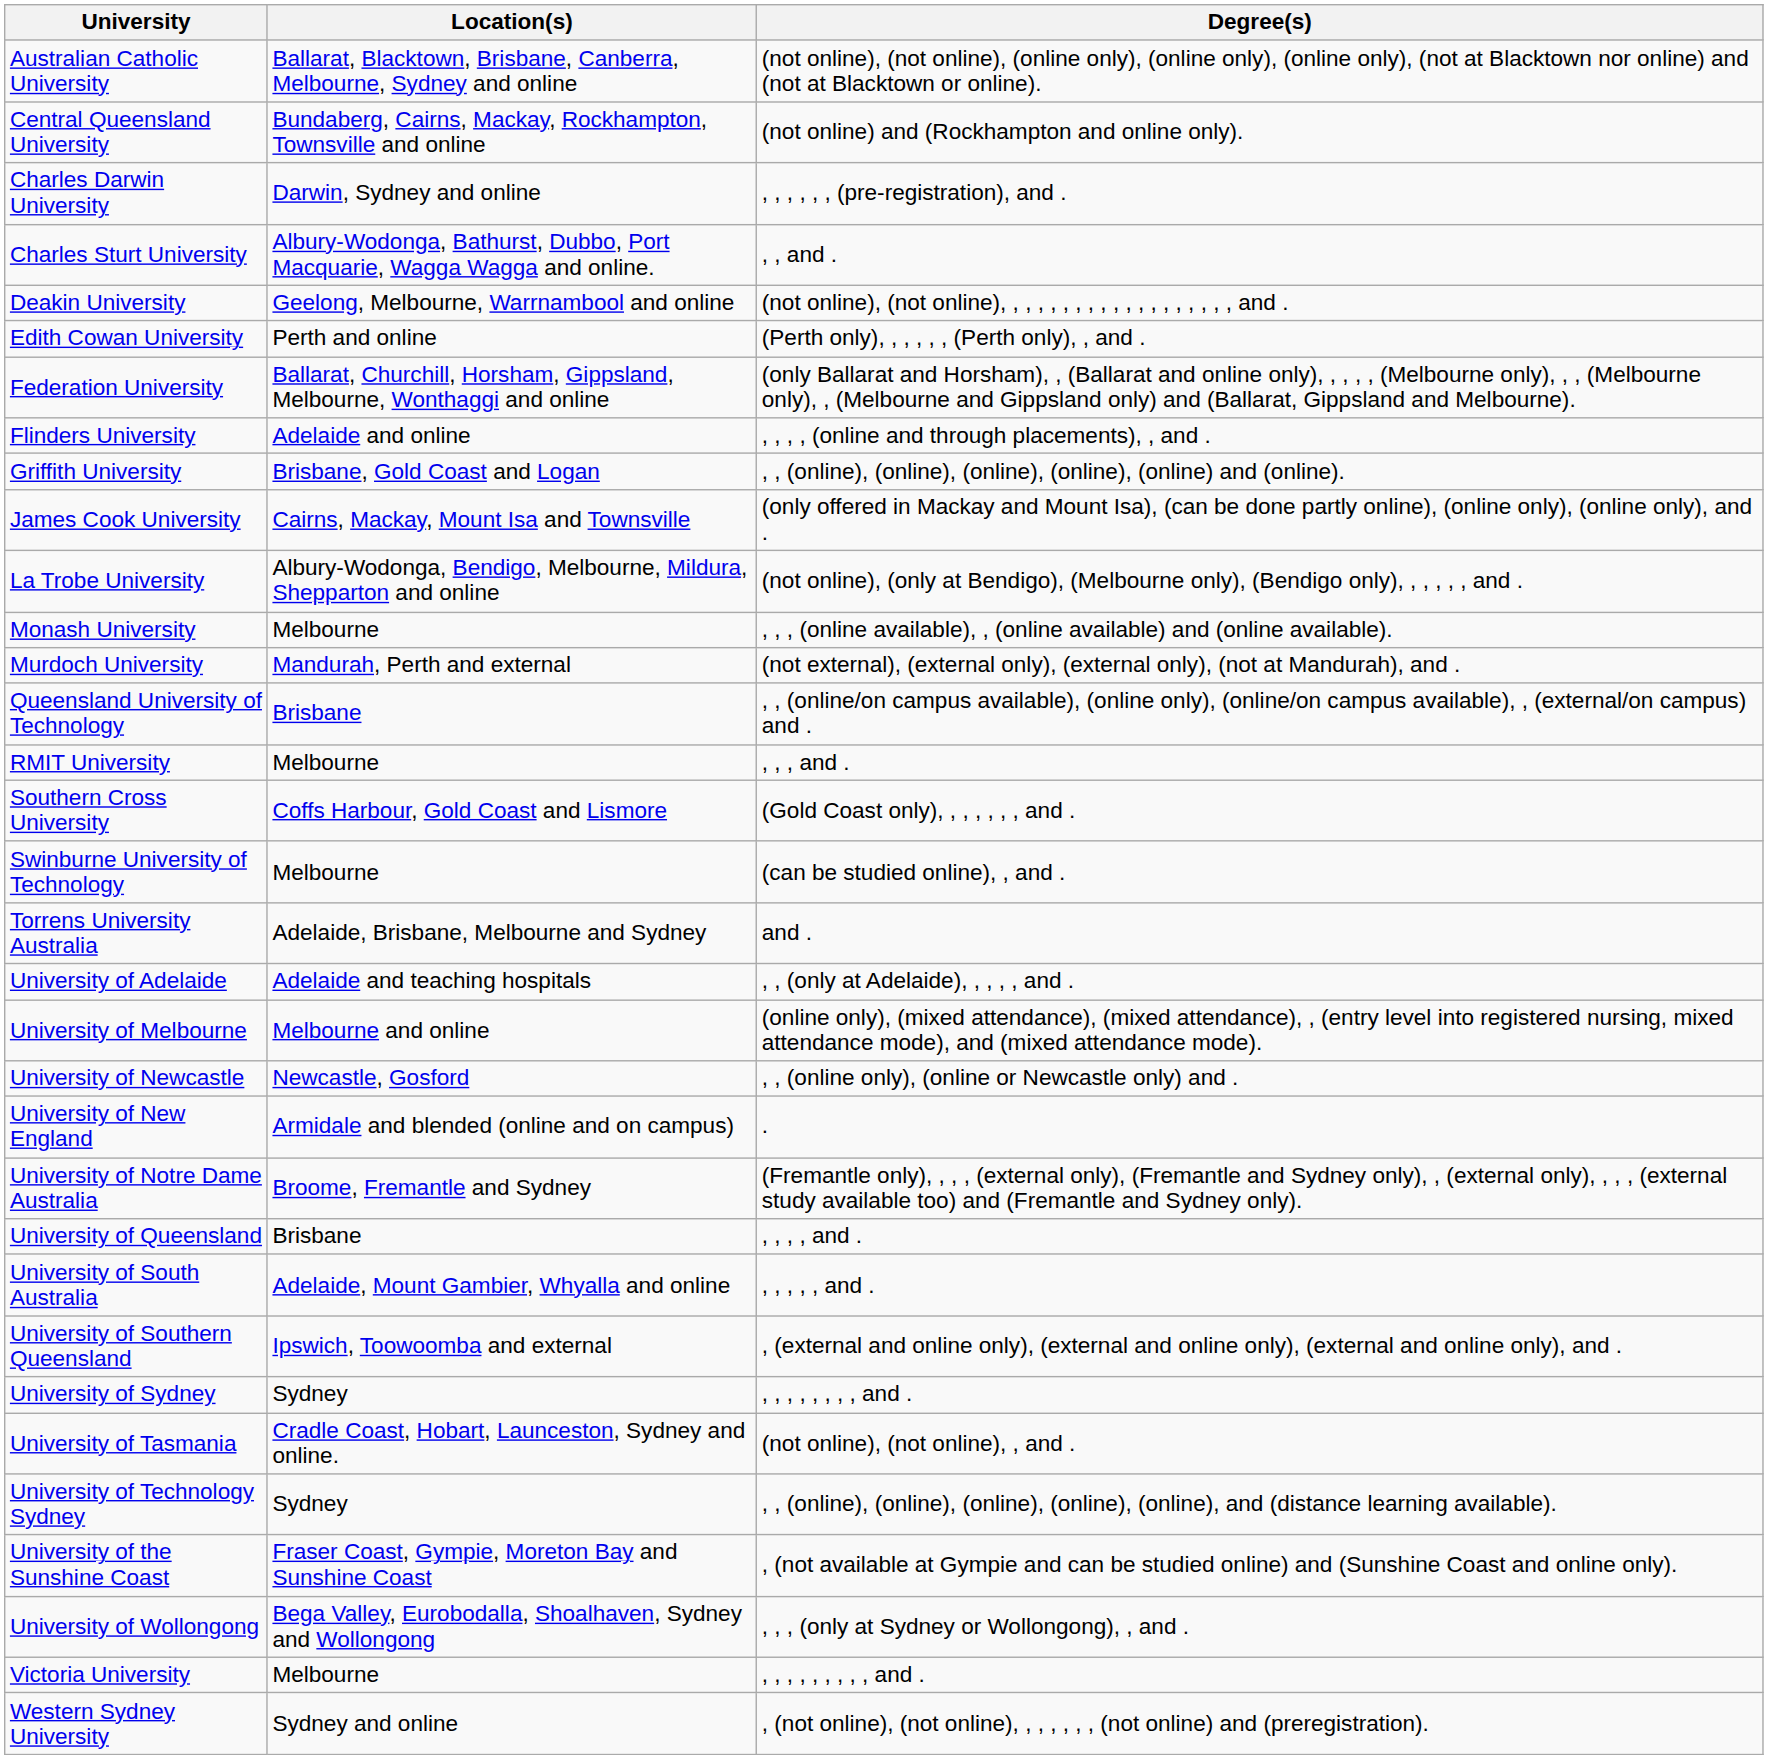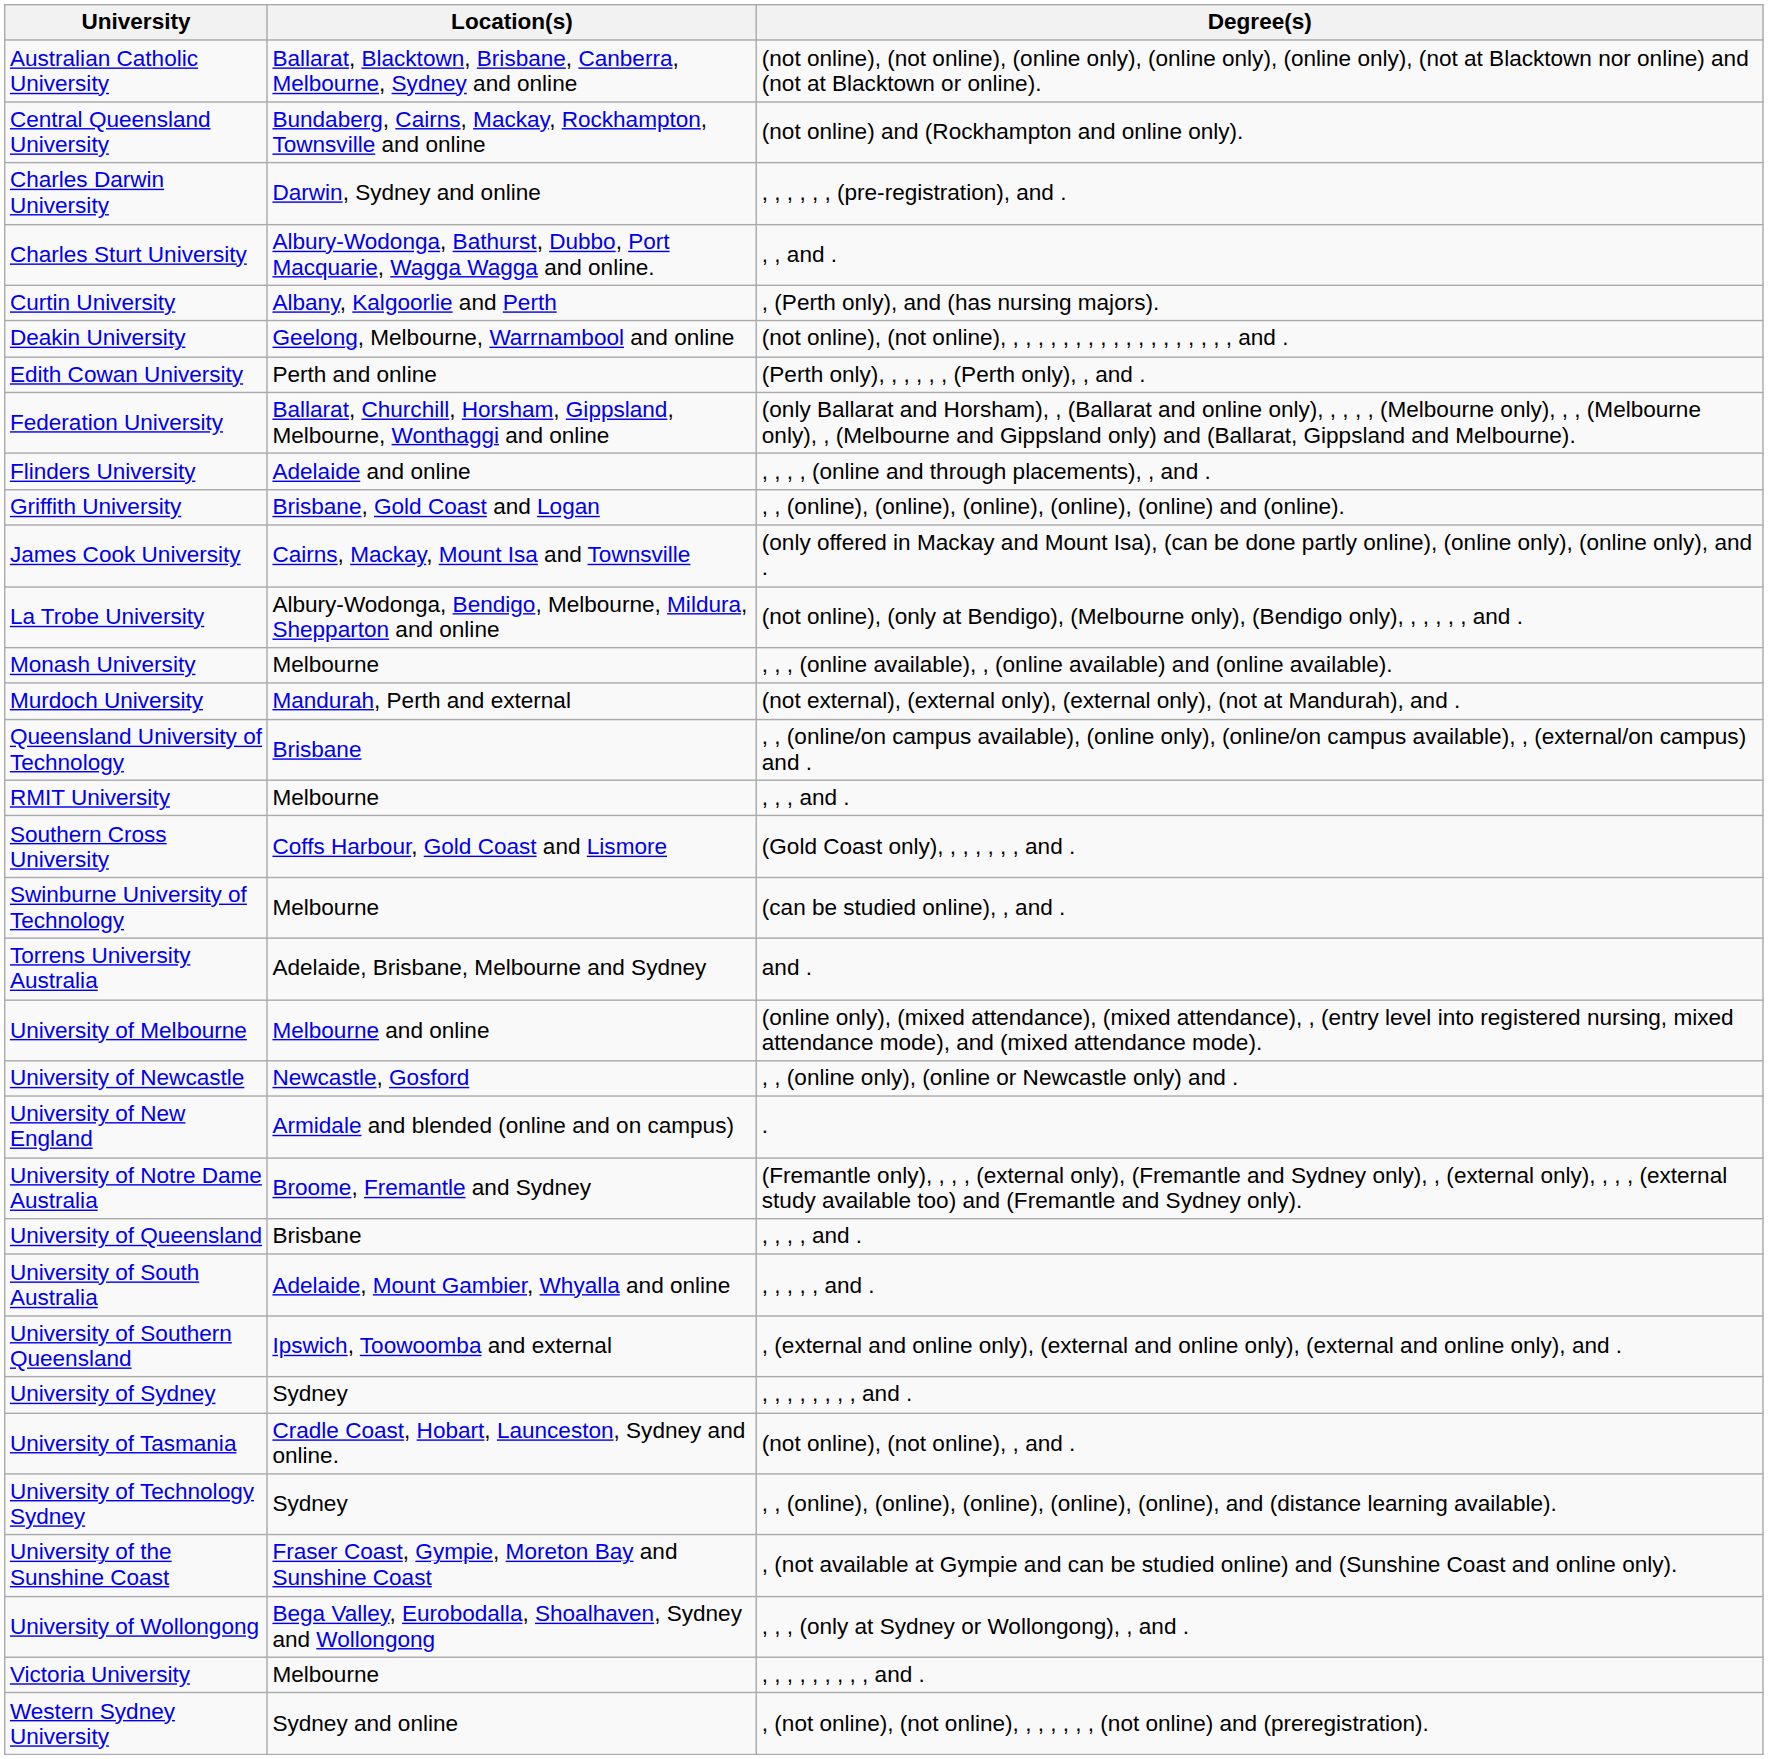+ row: (93, 302)
- row: (118, 981)
